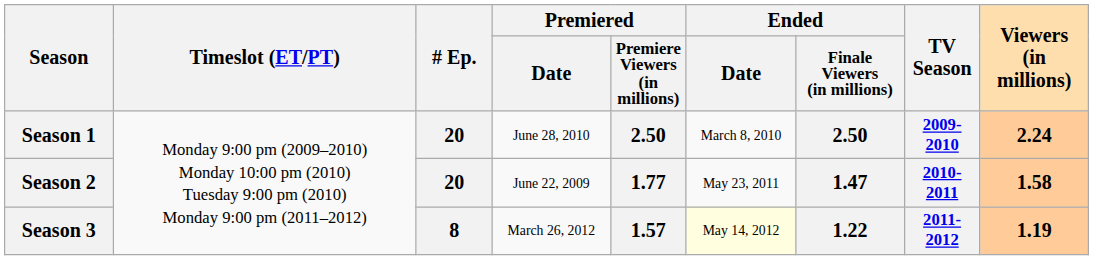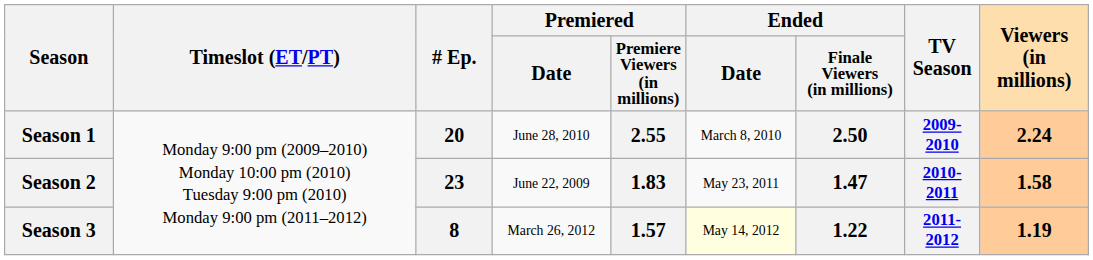(648, 134) 2.50 -> (648, 134) 2.55
(454, 182) 20 -> (454, 182) 23
(648, 182) 1.77 -> (648, 182) 1.83
